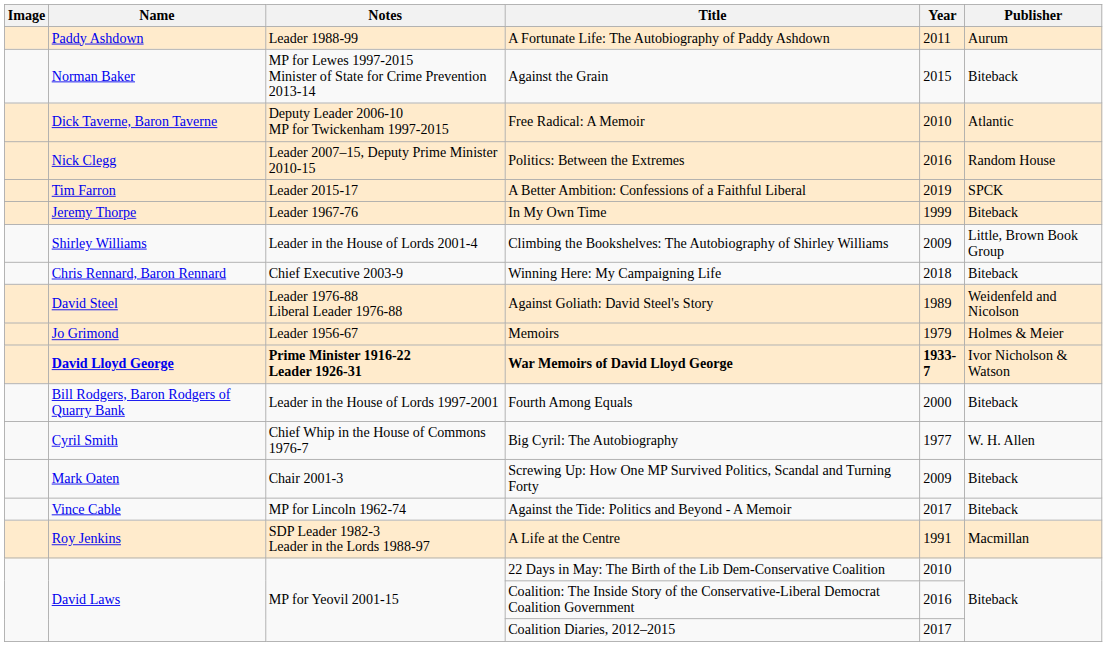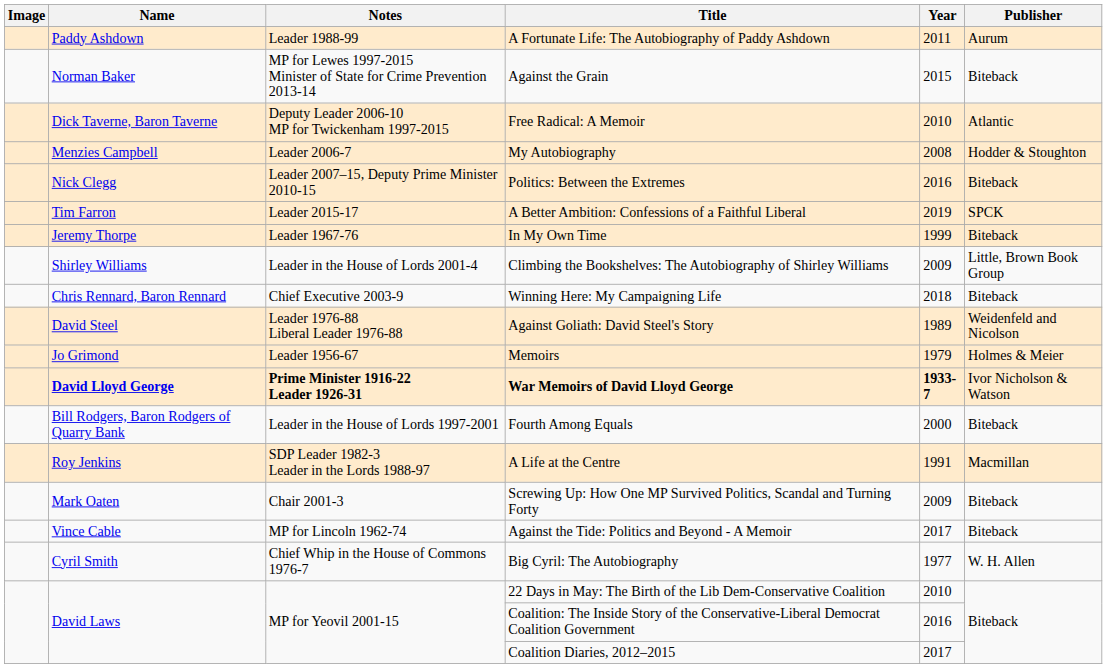+ row: (562, 152)
(1012, 160) Random House -> (993, 182) Biteback
rows swapped: (593, 440) <-> (564, 539)
